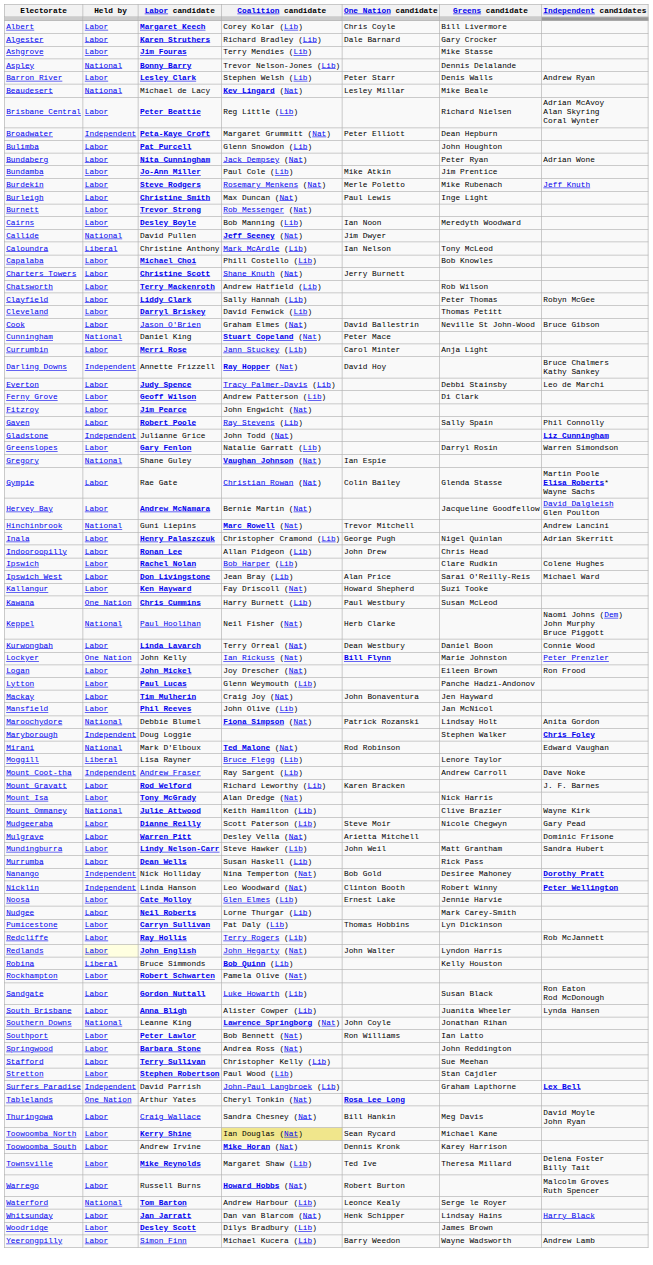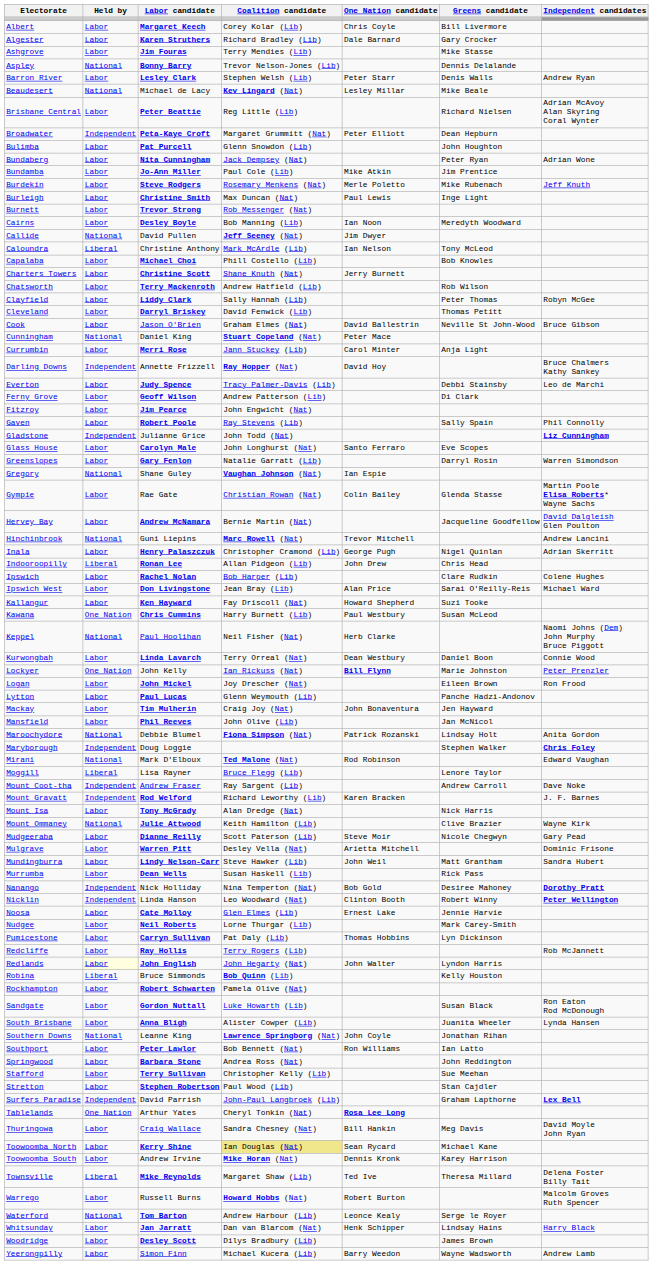+ row: (32, 448)
(96, 551) Labor -> (101, 564) Liberal
(96, 786) Labor -> (111, 798) Independent
(96, 1164) Labor -> (101, 1177) Liberal
